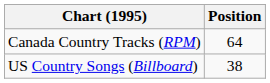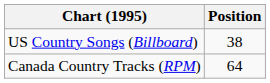rows swapped: (104, 41) <-> (103, 66)
